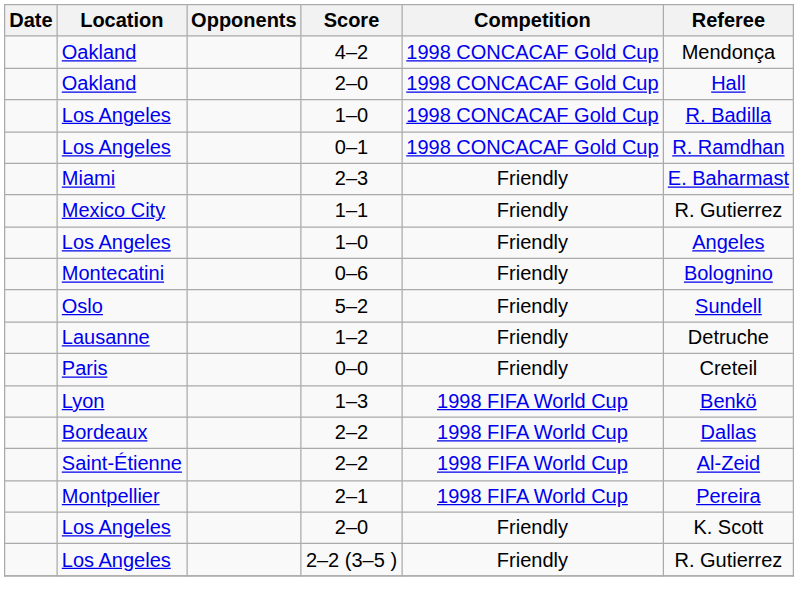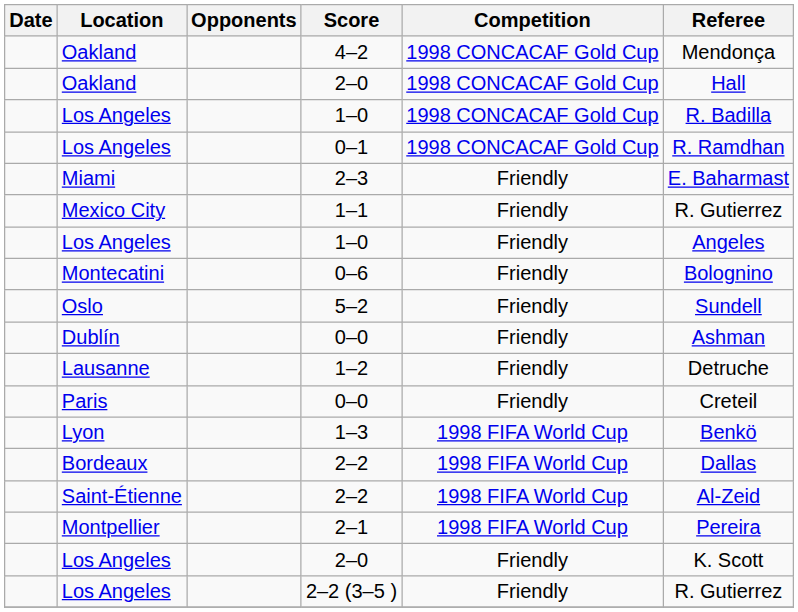+ row: (91, 337)
